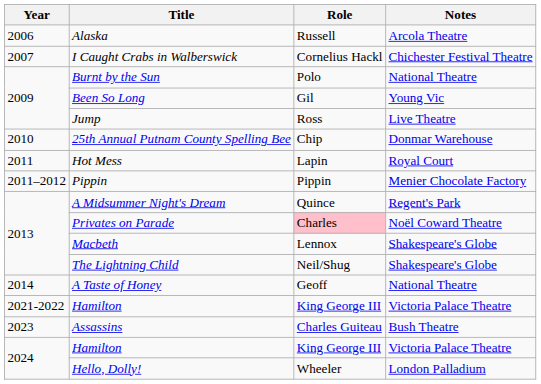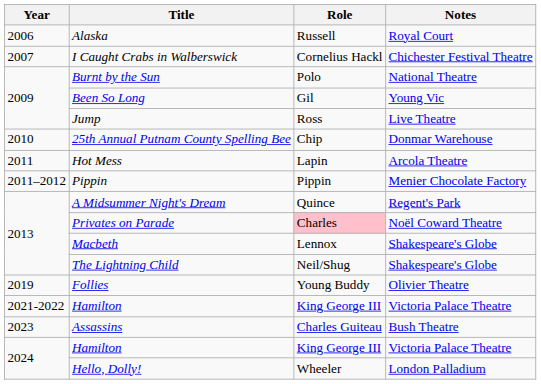(428, 35) Arcola Theatre -> (421, 35) Royal Court
(421, 160) Royal Court -> (428, 160) Arcola Theatre
- row: (21, 285)
+ row: (21, 285)
